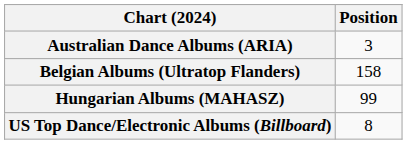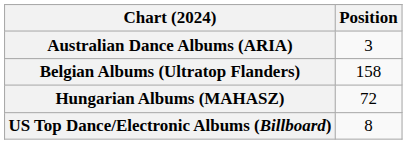(368, 98) 99 -> (368, 98) 72
